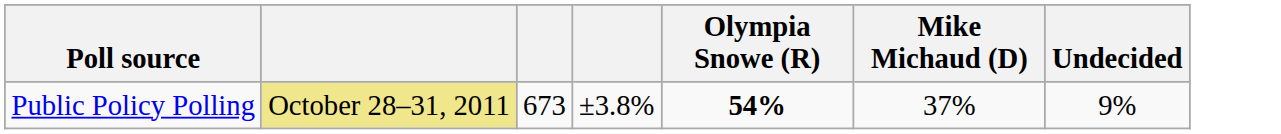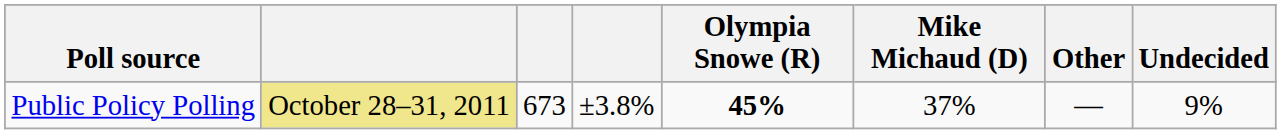+ column: (1089, 59)
(757, 104) 54% -> (757, 104) 45%
